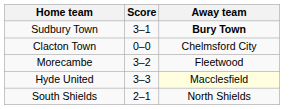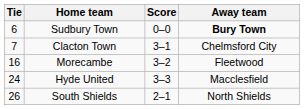+ column: (14, 12)
(142, 29) 3–1 -> (162, 29) 0–0
(142, 46) 0–0 -> (162, 46) 3–1
(219, 79) lightyellow background -> (239, 79) no background
